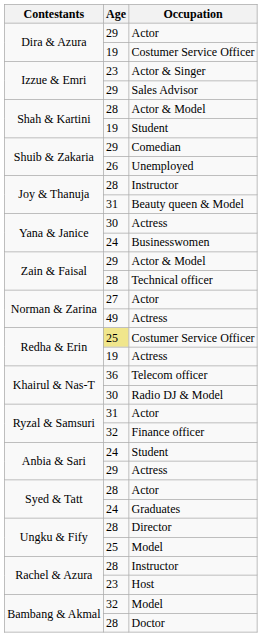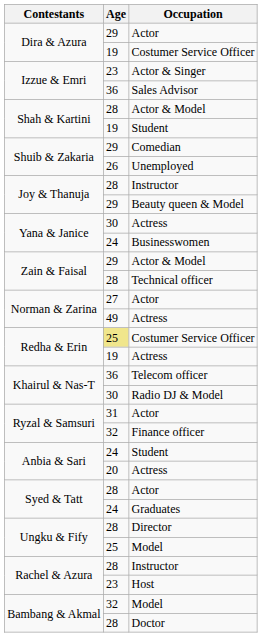(112, 90) 29 -> (112, 90) 36
(112, 204) 31 -> (112, 204) 29
(112, 470) 29 -> (112, 470) 20
